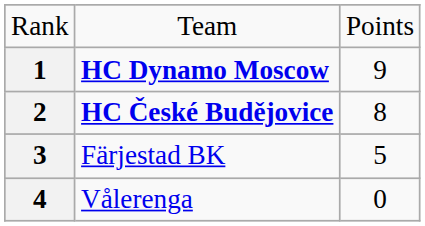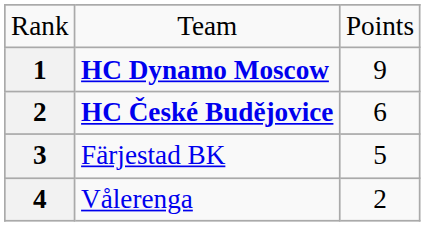(380, 112) 8 -> (380, 112) 6
(380, 198) 0 -> (380, 198) 2
